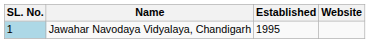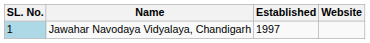(268, 30) 1995 -> (268, 30) 1997
